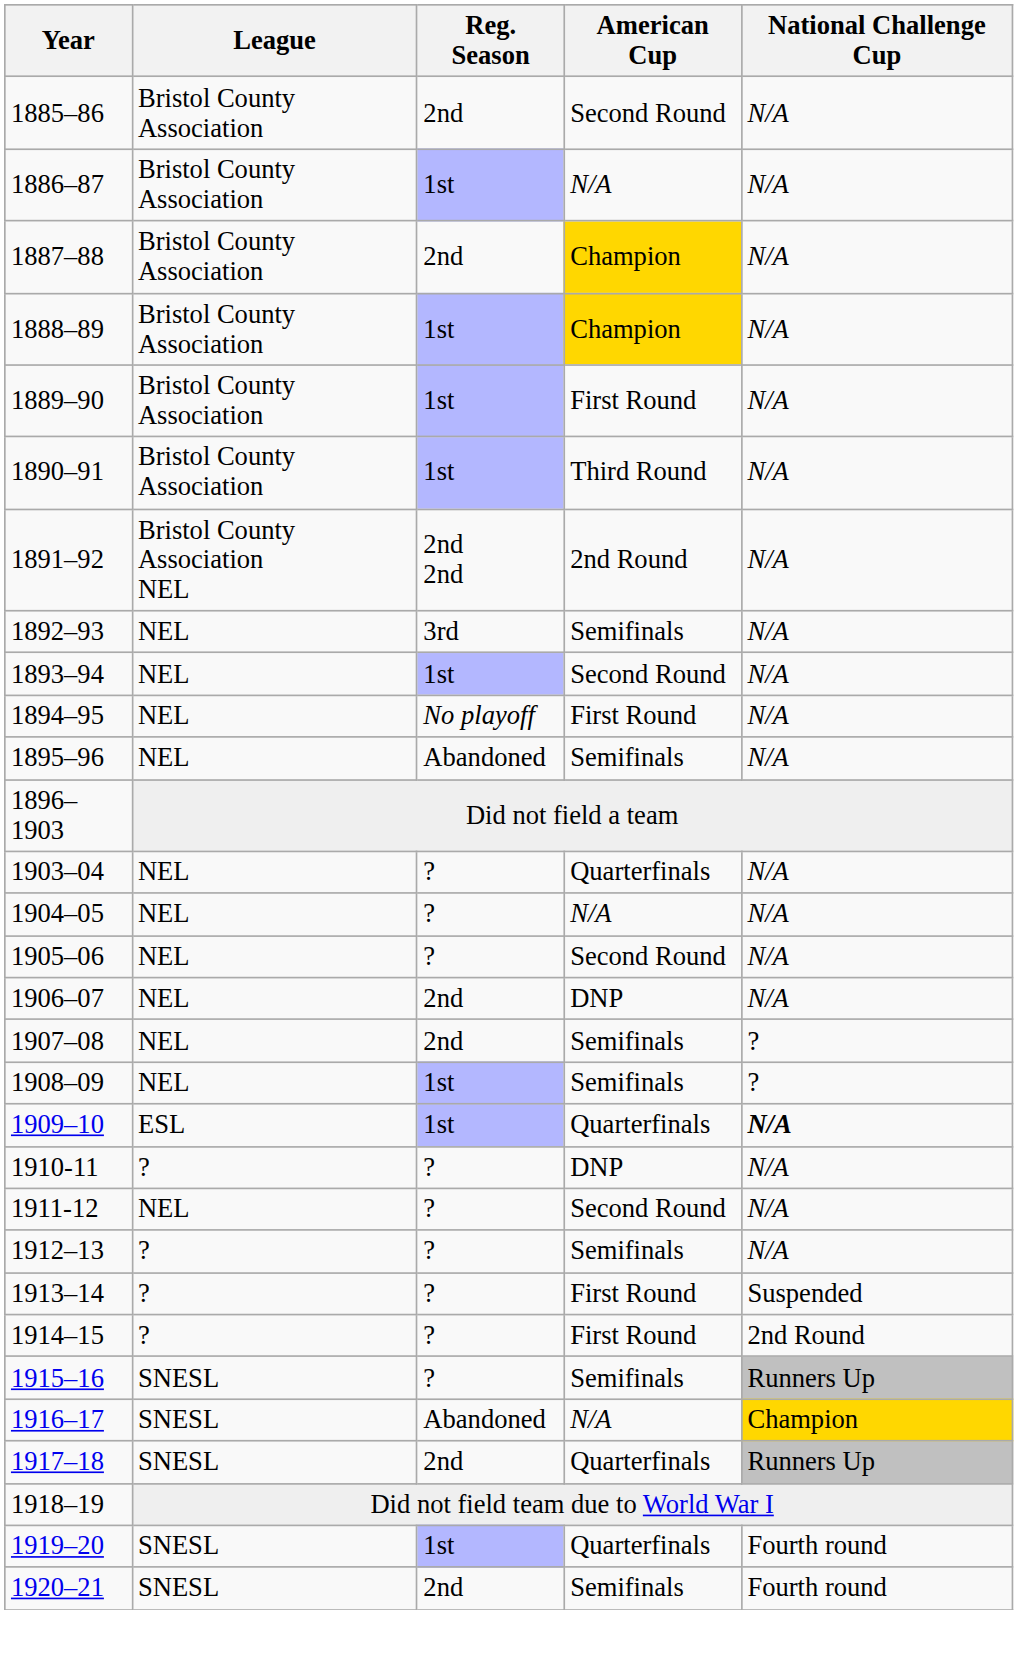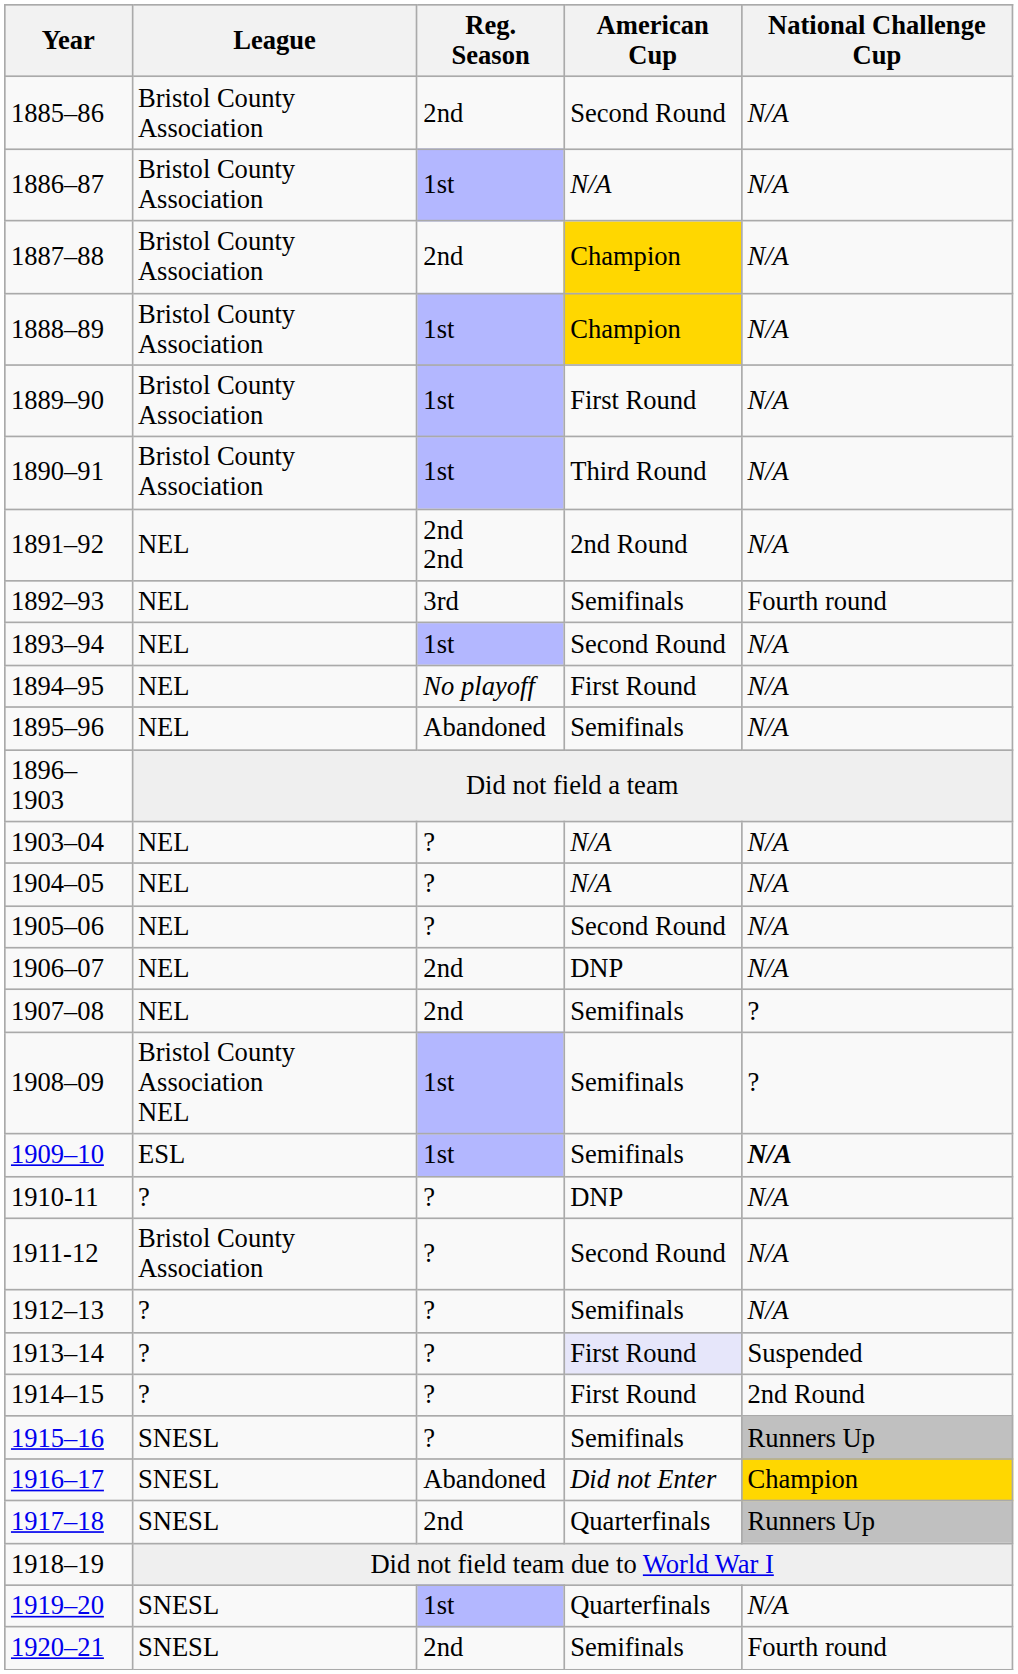(217, 559) Bristol County Association NEL -> (164, 544) NEL
(768, 631) N/A -> (817, 601) Fourth round
(640, 871) Quarterfinals -> (591, 842) N/A
(164, 1082) NEL -> (217, 1082) Bristol County Association NEL
(640, 1124) Quarterfinals -> (627, 1154) Semifinals
(164, 1208) NEL -> (217, 1253) Bristol County Association
(633, 1293) no background -> (633, 1352) lavender background
(591, 1419) N/A -> (643, 1479) Did not Enter
(817, 1545) Fourth round -> (768, 1605) N/A
